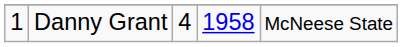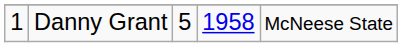(185, 23) 4 -> (185, 23) 5
